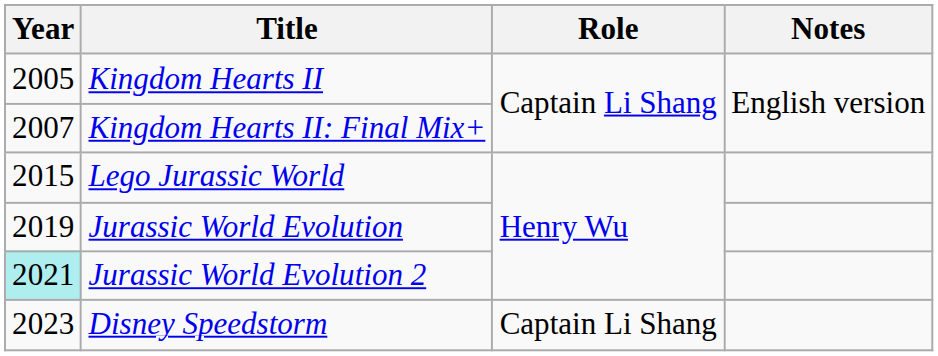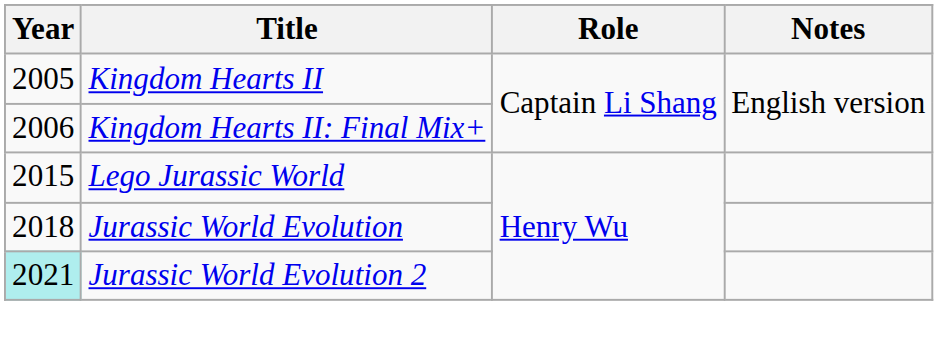(43, 127) 2007 -> (43, 127) 2006
(43, 226) 2019 -> (43, 226) 2018
- row: (208, 324)
